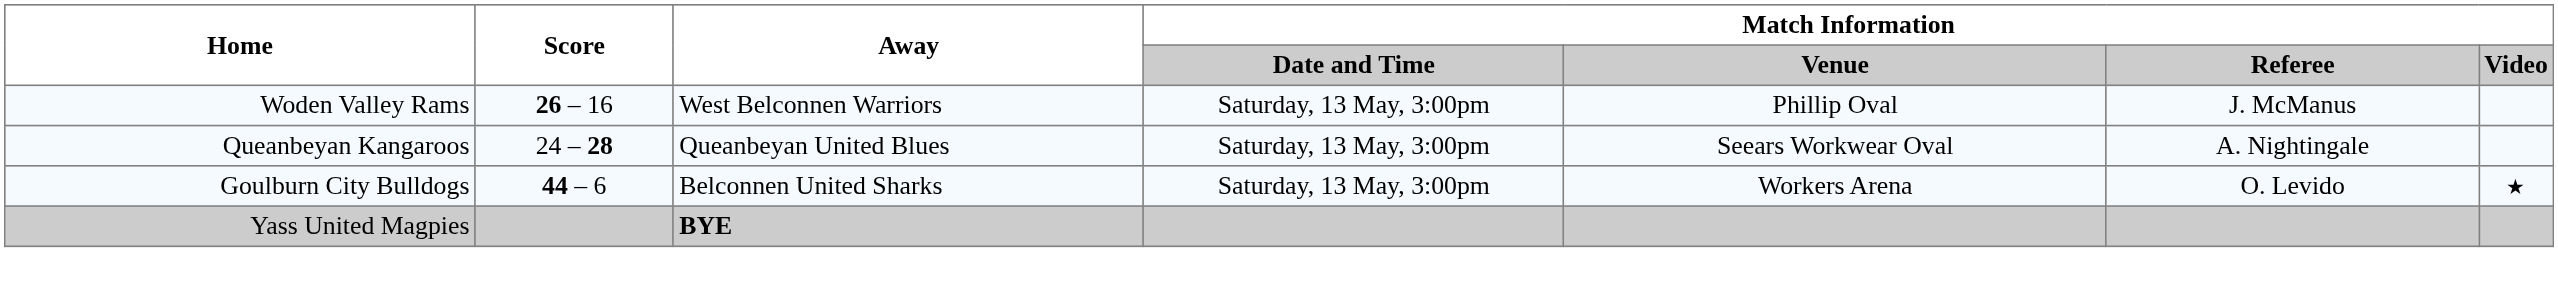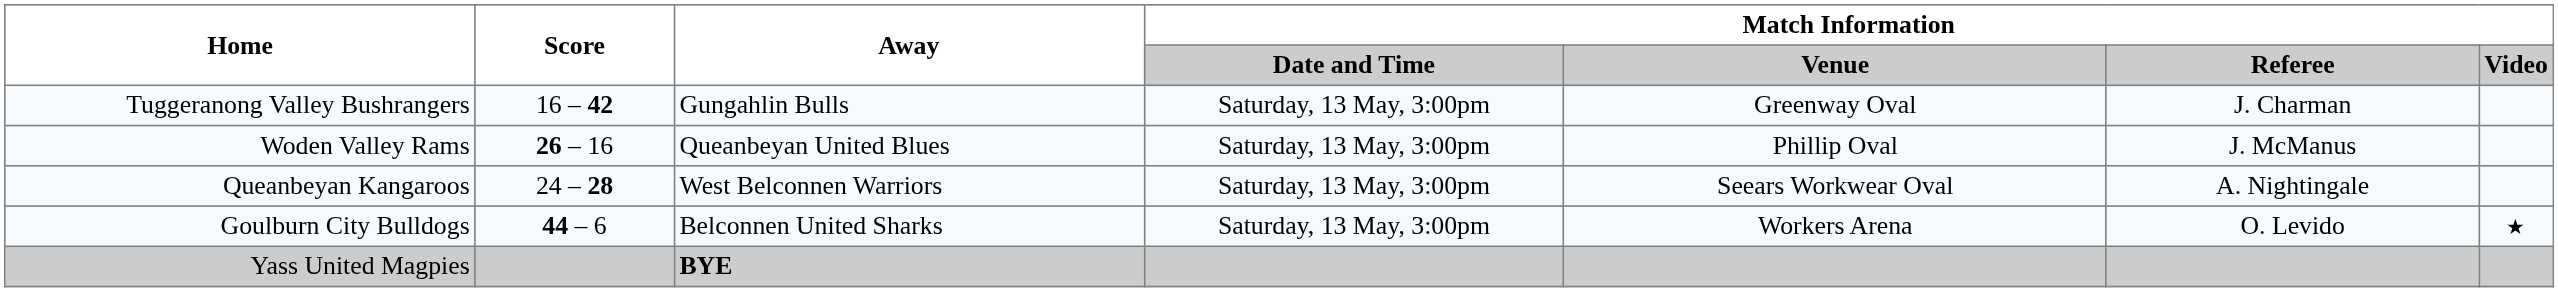+ row: (298, 105)
(811, 105) West Belconnen Warriors -> (815, 145) Queanbeyan United Blues
(814, 145) Queanbeyan United Blues -> (811, 185) West Belconnen Warriors
